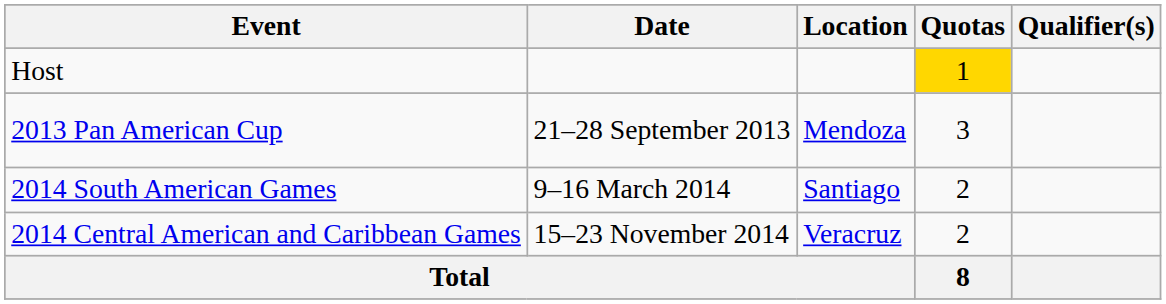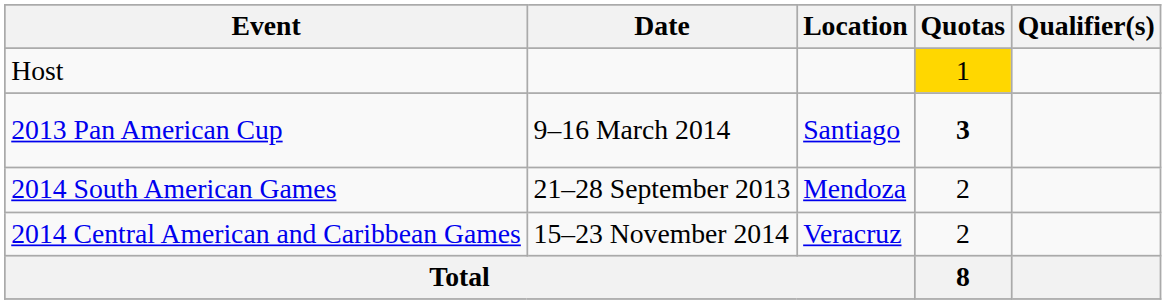(662, 129) 21–28 September 2013 -> (632, 129) 9–16 March 2014
(855, 129) Mendoza -> (852, 129) Santiago
(963, 129) normal -> (963, 129) bold
(632, 189) 9–16 March 2014 -> (662, 189) 21–28 September 2013
(852, 189) Santiago -> (855, 189) Mendoza
